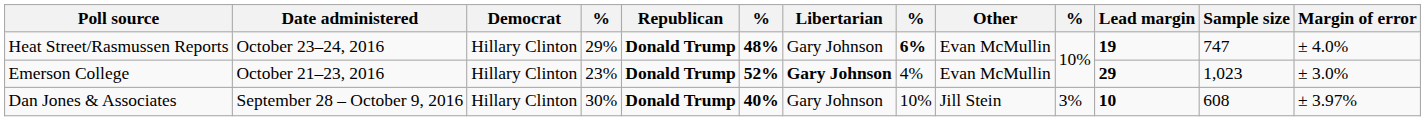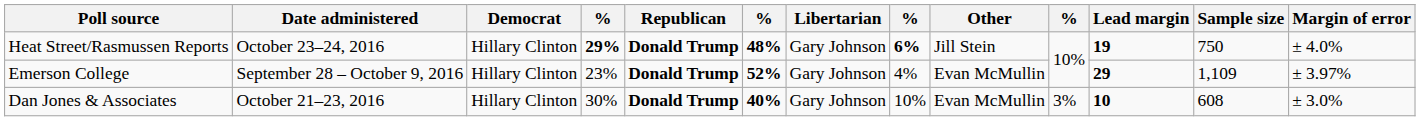(601, 45) normal -> (603, 45) bold
(995, 45) Evan McMullin -> (965, 45) Jill Stein
(1216, 45) 747 -> (1210, 45) 750
(310, 73) October 21–23, 2016 -> (350, 73) September 28 – October 9, 2016
(839, 73) bold -> (838, 73) normal
(1223, 73) 1,023 -> (1217, 73) 1,109
(1323, 73) ± 3.0% -> (1322, 73) ± 3.97%
(350, 101) September 28 – October 9, 2016 -> (310, 101) October 21–23, 2016
(971, 101) Jill Stein -> (989, 101) Evan McMullin
(1327, 101) ± 3.97% -> (1317, 101) ± 3.0%
